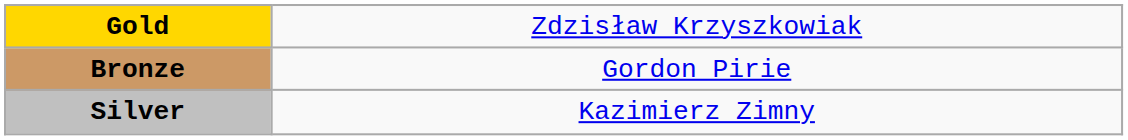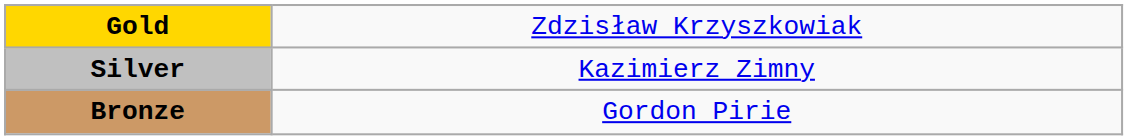rows swapped: (138, 112) <-> (138, 69)
